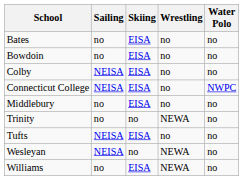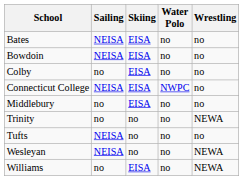columns swapped: (222, 18) <-> (181, 18)
(99, 39) no -> (109, 39) NEISA
(99, 55) no -> (109, 55) NEISA
(109, 71) NEISA -> (99, 71) no
(139, 135) EISA -> (133, 135) no
